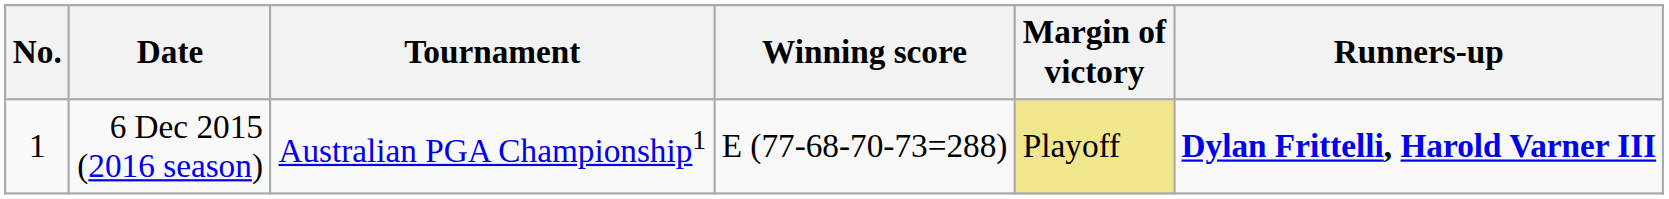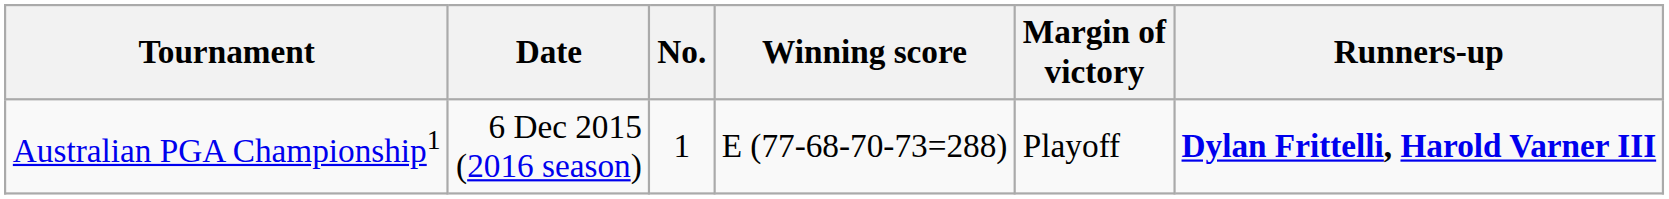columns swapped: (37, 51) <-> (492, 51)
(1072, 146) khaki background -> (1072, 146) no background
